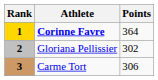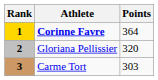(130, 49) 302 -> (130, 49) 320
(130, 67) 306 -> (130, 67) 303
